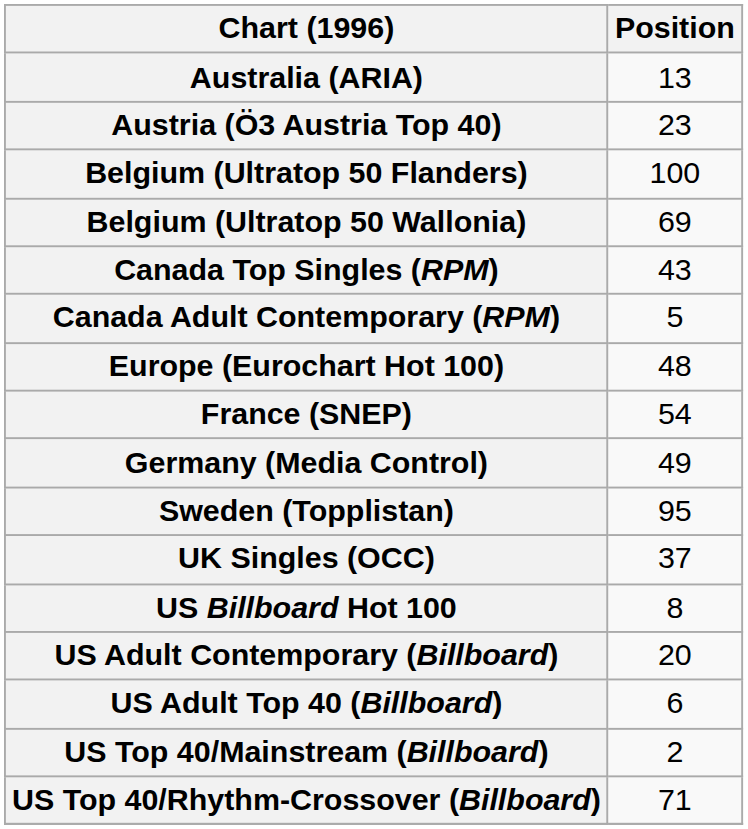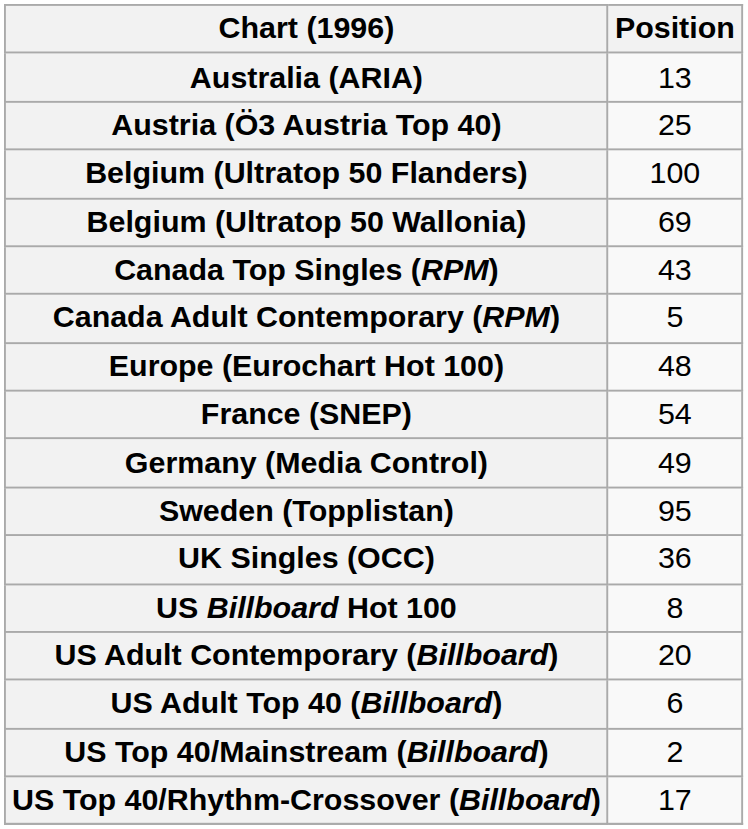(675, 125) 23 -> (675, 125) 25
(675, 558) 37 -> (675, 558) 36
(675, 800) 71 -> (675, 800) 17
